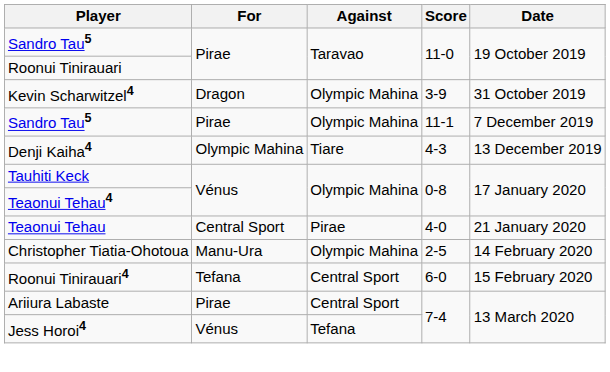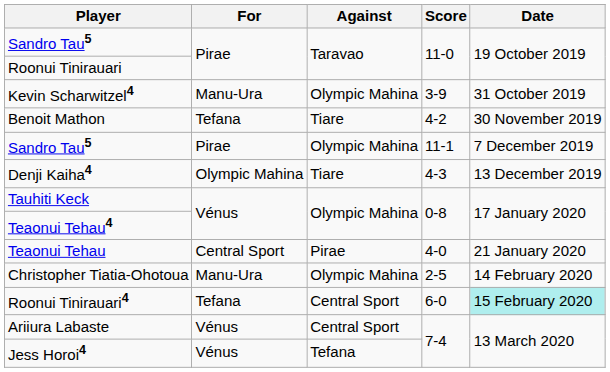(220, 94) Dragon -> (229, 94) Manu-Ura
+ row: (56, 119)
(533, 277) no background -> (533, 301) paleturquoise background
(213, 303) Pirae -> (217, 327) Vénus
